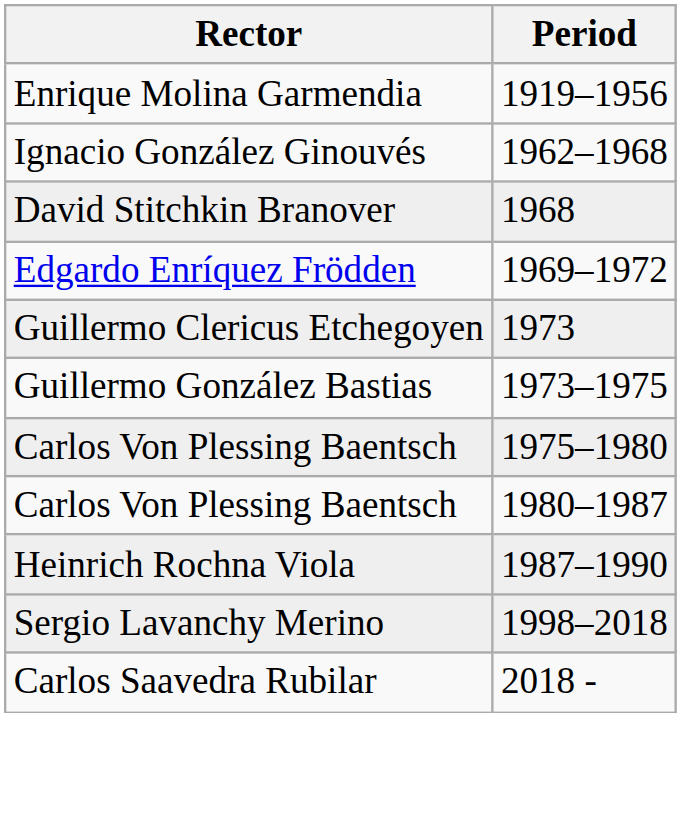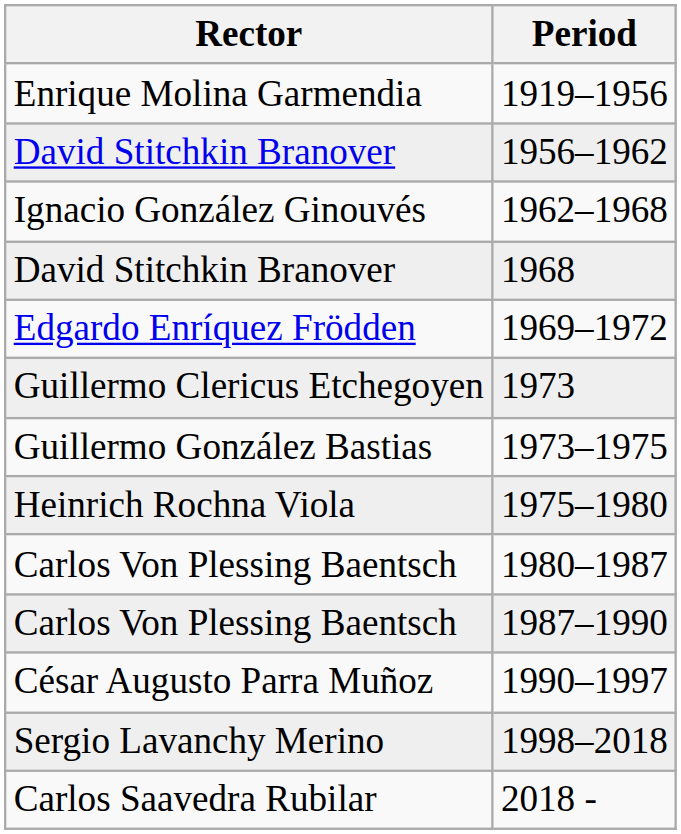+ row: (584, 151)
(235, 446) Carlos Von Plessing Baentsch -> (184, 504) Heinrich Rochna Viola
(184, 563) Heinrich Rochna Viola -> (235, 622) Carlos Von Plessing Baentsch
+ row: (584, 681)
